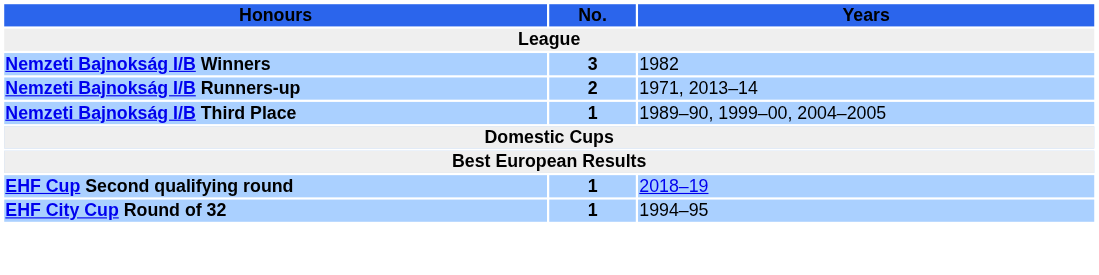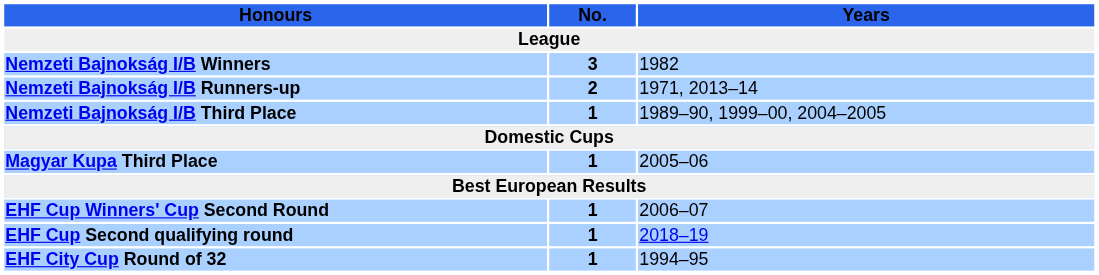+ row: (111, 161)
+ row: (167, 210)
